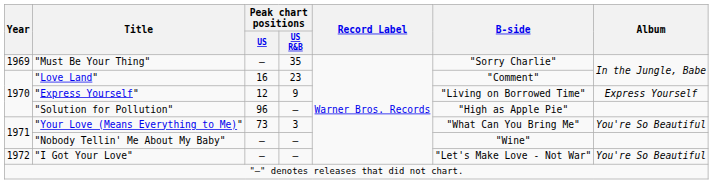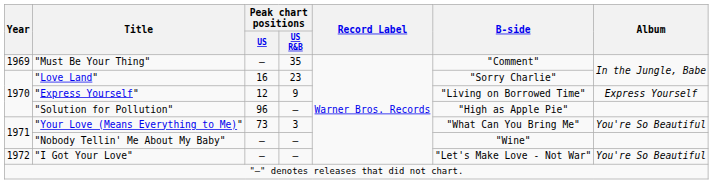(513, 62) "Sorry Charlie" -> (513, 62) "Comment"
(513, 78) "Comment" -> (513, 78) "Sorry Charlie"
